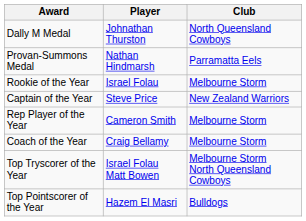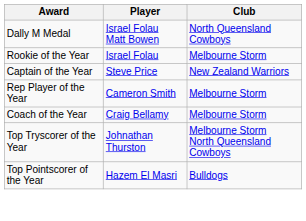(129, 34) Johnathan Thurston -> (132, 34) Israel Folau Matt Bowen
- row: (47, 61)
(132, 169) Israel Folau Matt Bowen -> (129, 142) Johnathan Thurston
